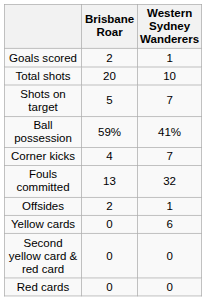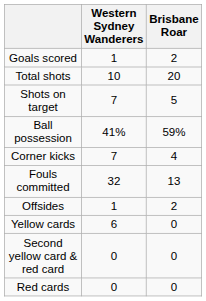columns swapped: (110, 26) <-> (170, 26)
